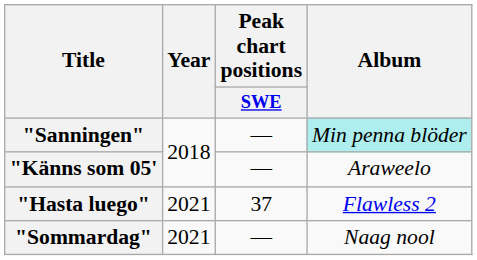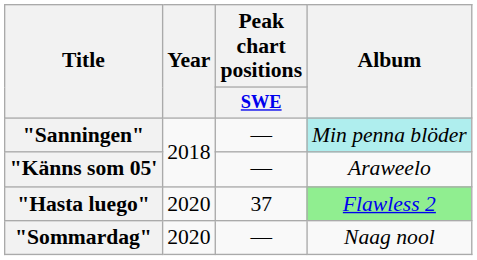(189, 203) 2021 -> (189, 203) 2020
(389, 203) no background -> (389, 203) lightgreen background
(189, 237) 2021 -> (189, 237) 2020
